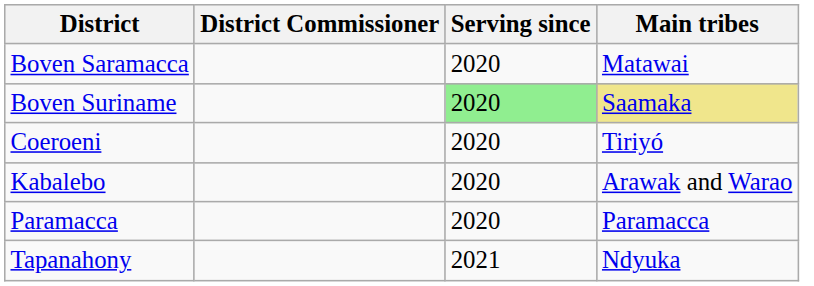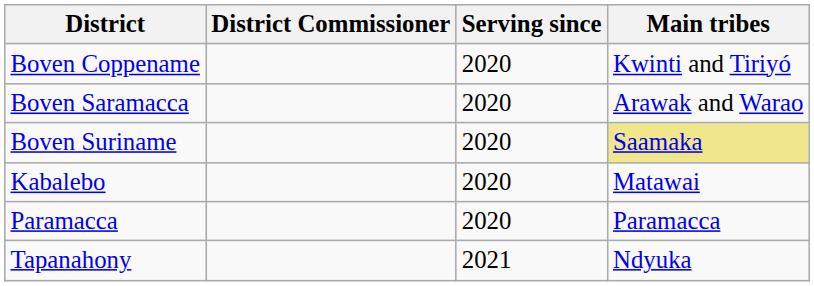+ row: (105, 63)
(645, 63) Matawai -> (708, 102) Arawak and Warao
(475, 102) lightgreen background -> (487, 142) no background
- row: (56, 142)
(697, 181) Arawak and Warao -> (656, 181) Matawai
